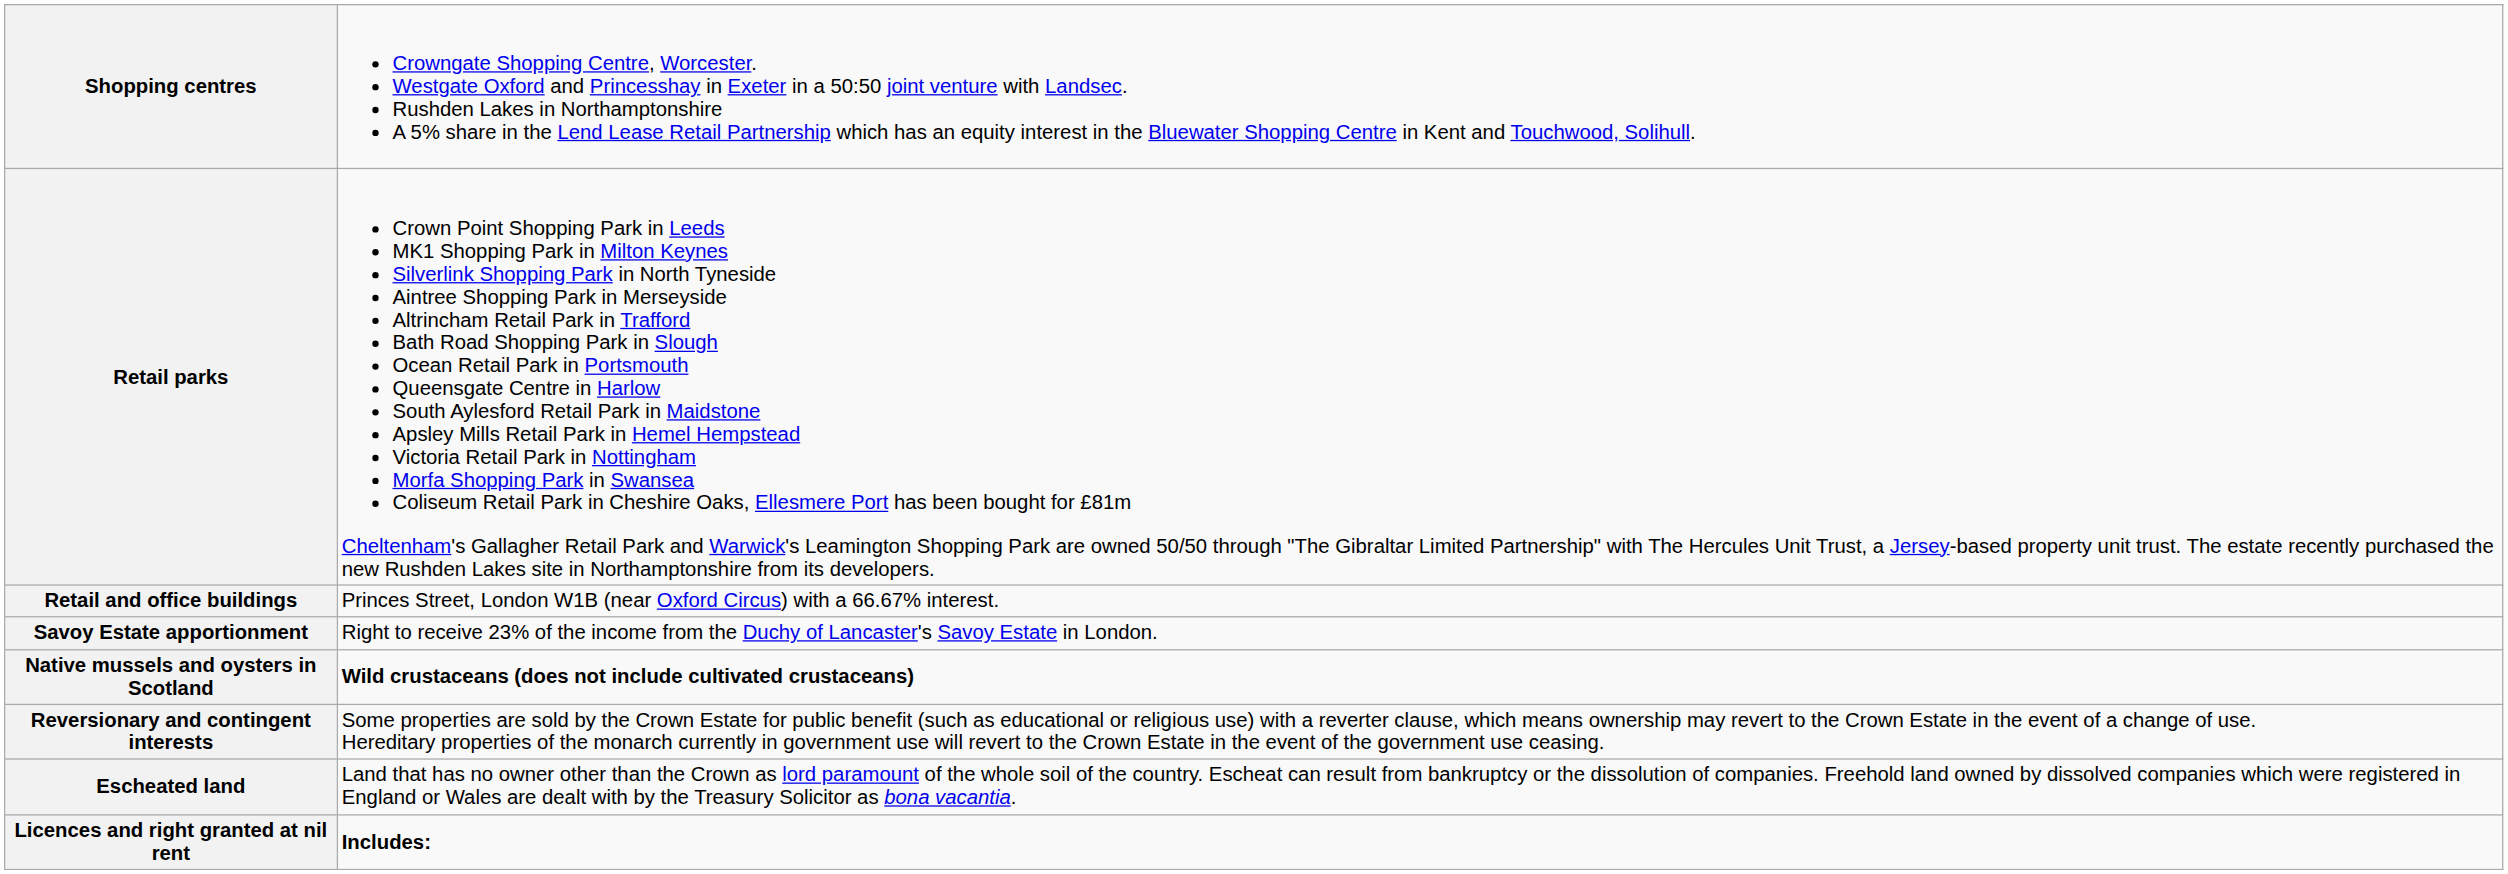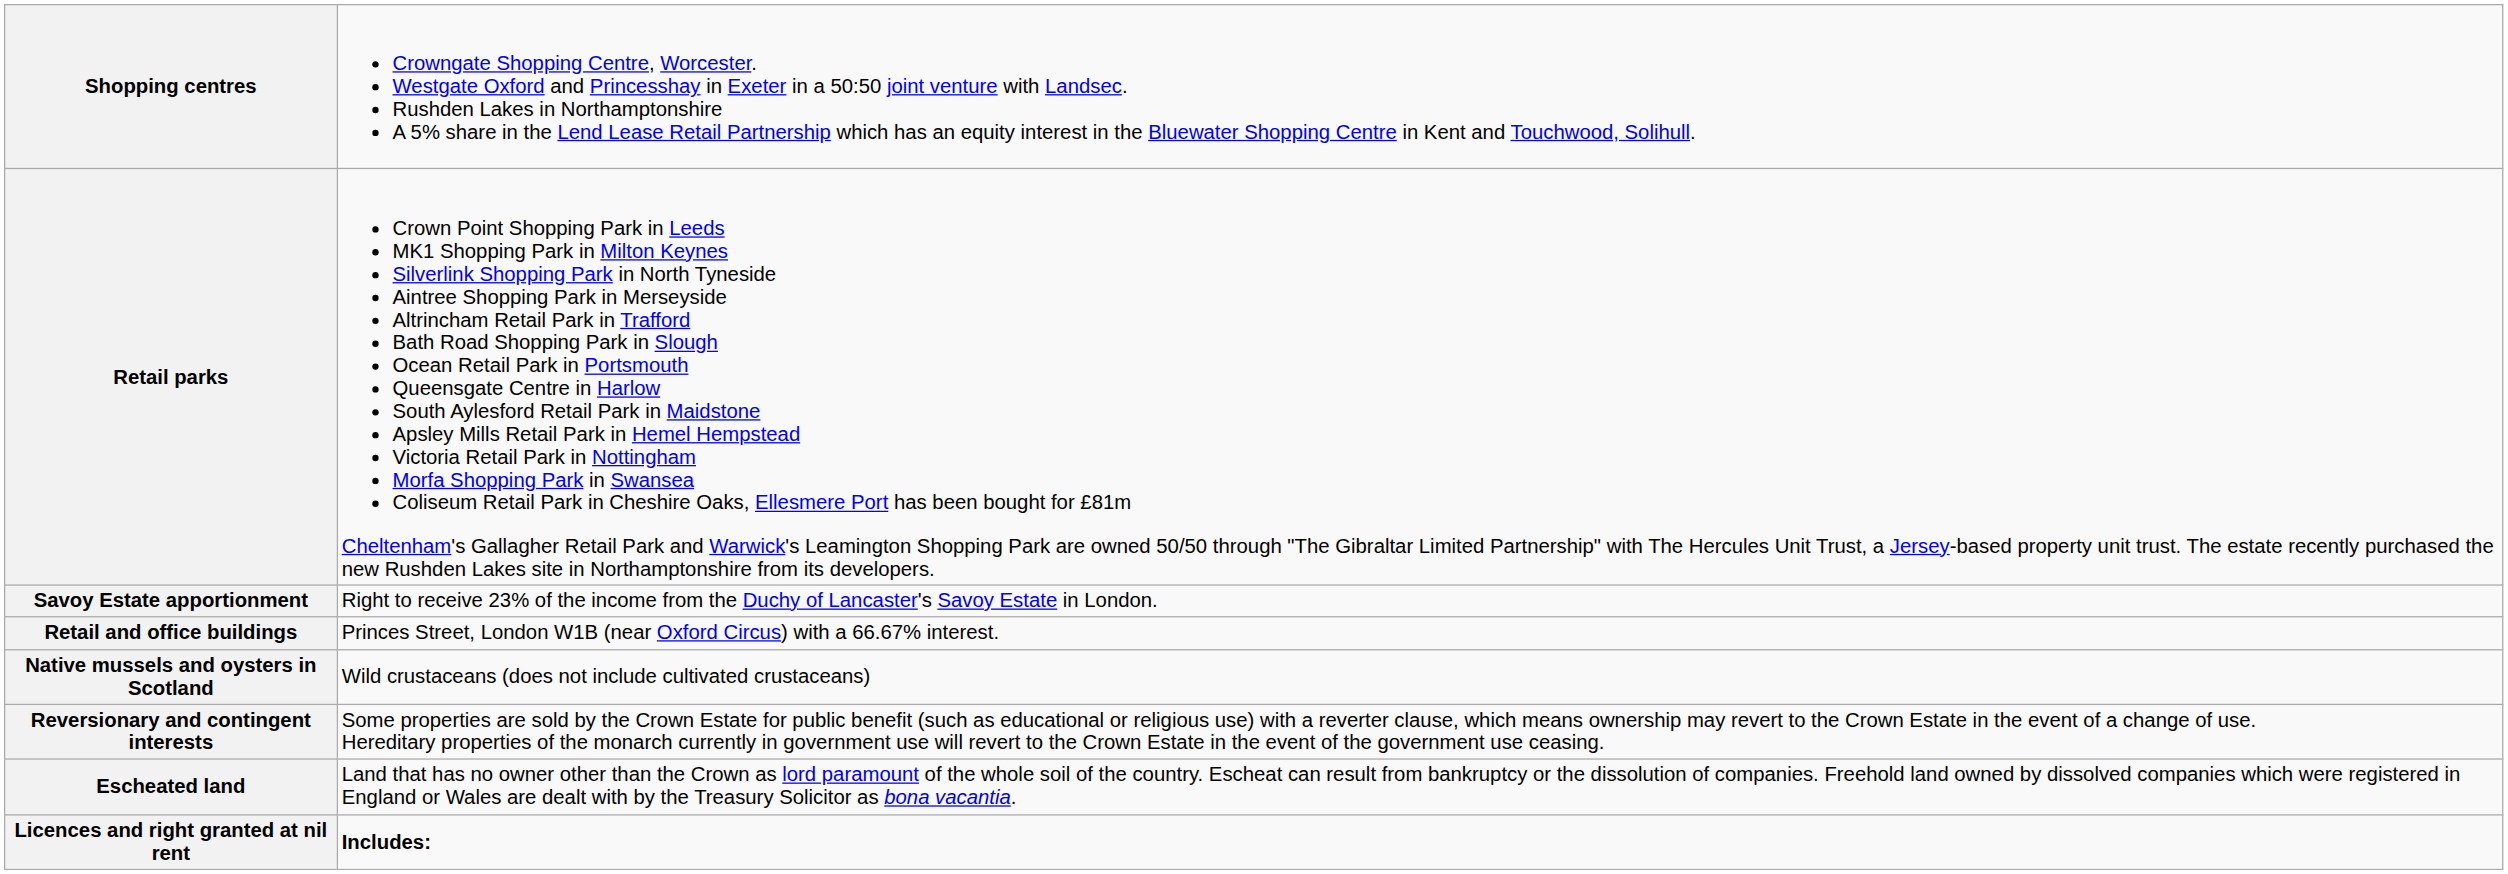rows swapped: (171, 600) <-> (171, 632)
(628, 676) bold -> (606, 676) normal
